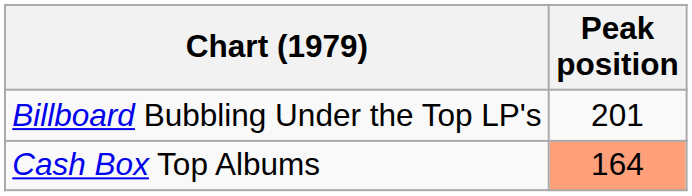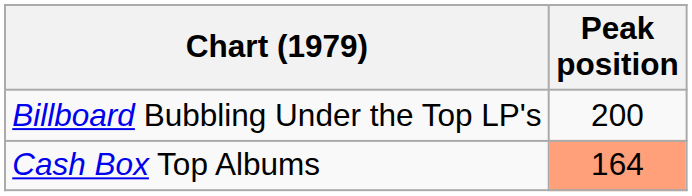(617, 114) 201 -> (617, 114) 200
